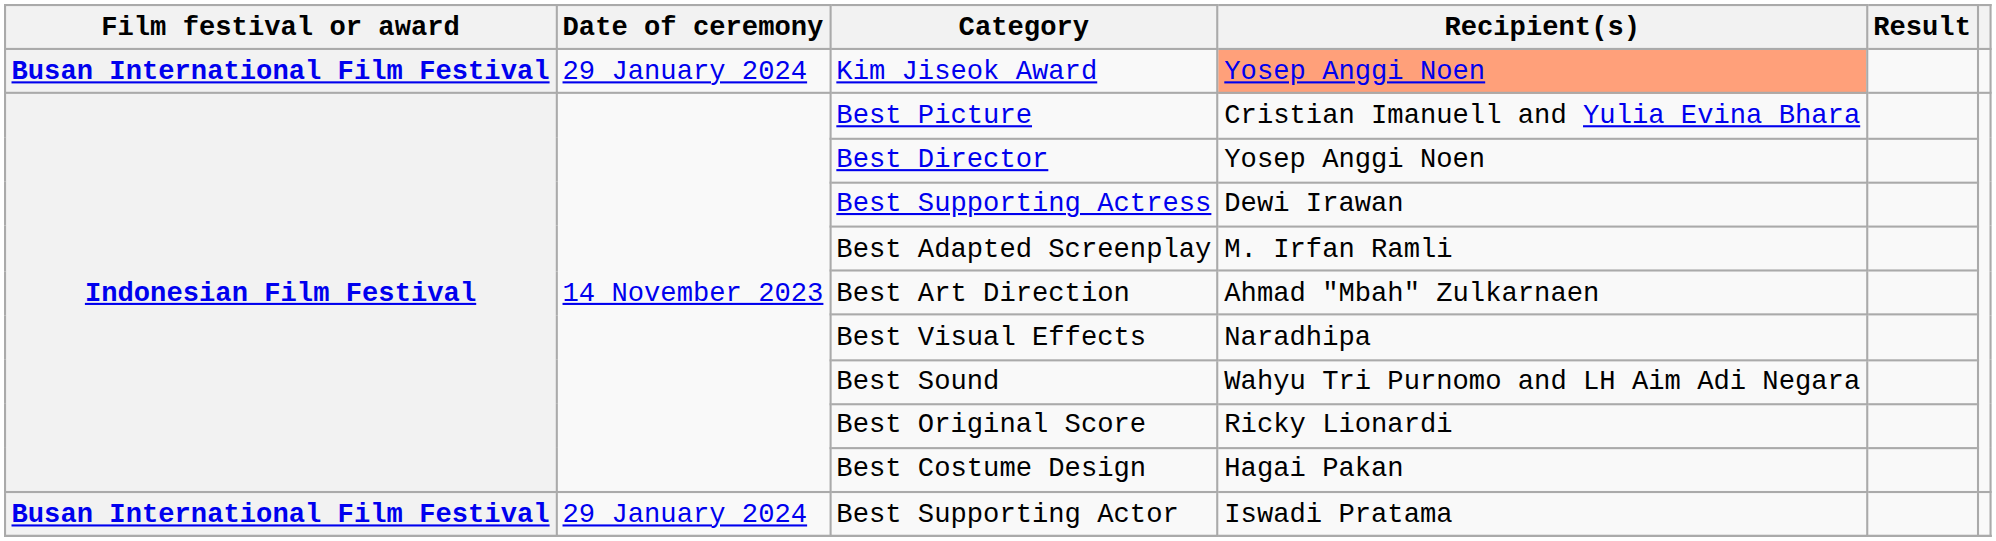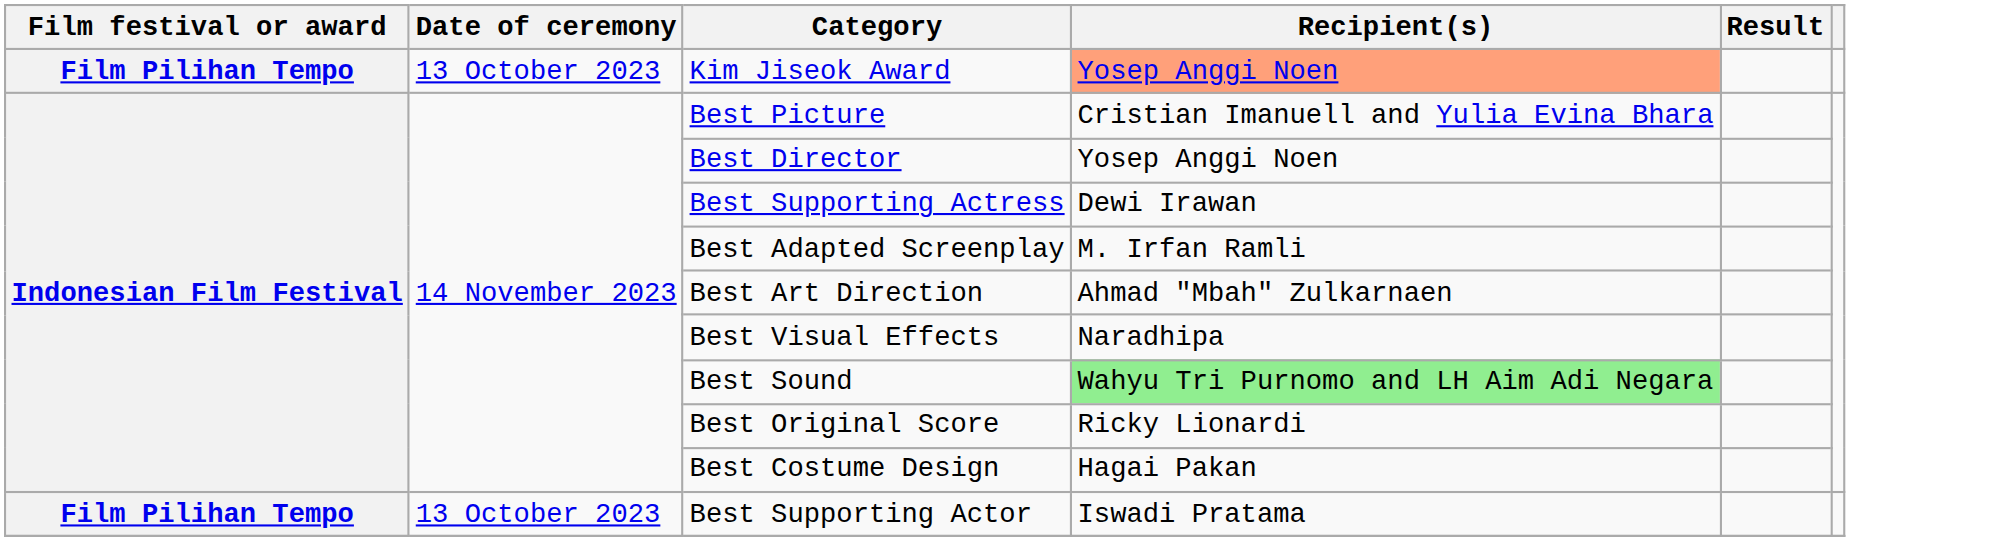(281, 71) Busan International Film Festival -> (207, 71) Film Pilihan Tempo
(685, 71) 29 January 2024 -> (538, 71) 13 October 2023
(1542, 381) no background -> (1395, 381) lightgreen background
(281, 514) Busan International Film Festival -> (207, 514) Film Pilihan Tempo
(685, 514) 29 January 2024 -> (538, 514) 13 October 2023
